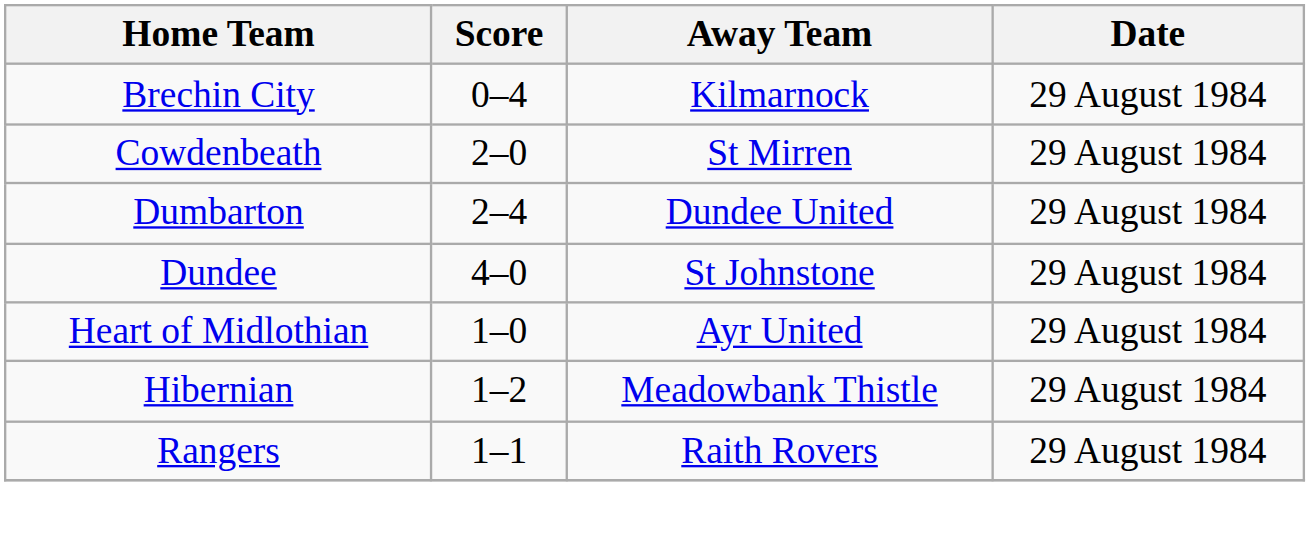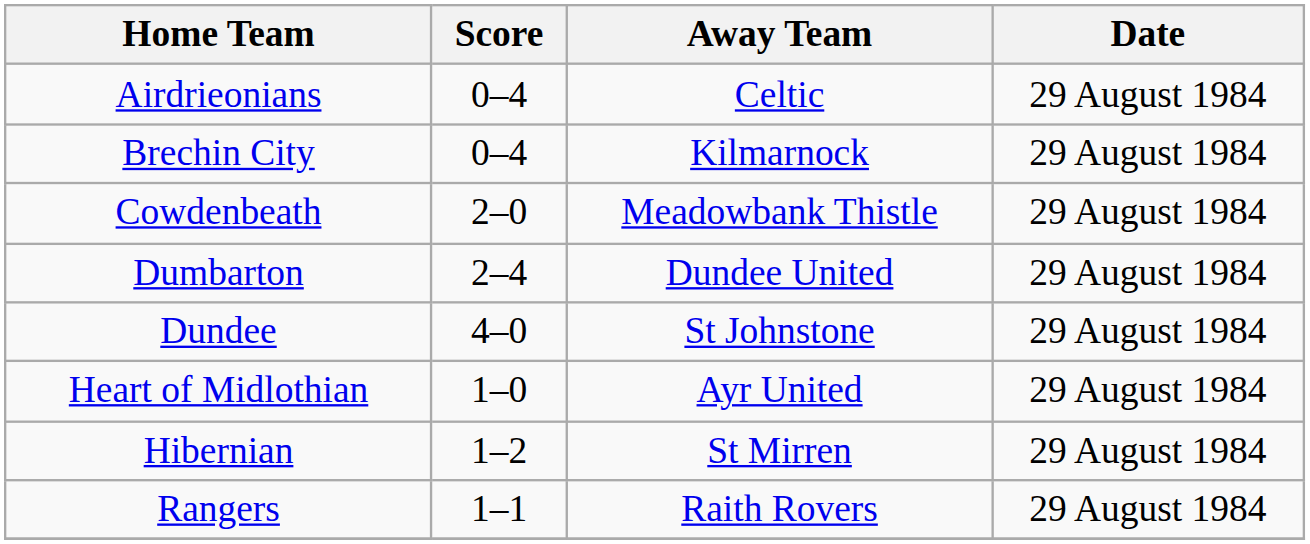+ row: (219, 93)
(780, 152) St Mirren -> (780, 212) Meadowbank Thistle
(780, 390) Meadowbank Thistle -> (780, 449) St Mirren
